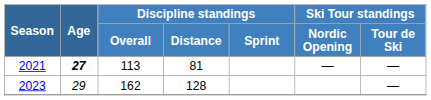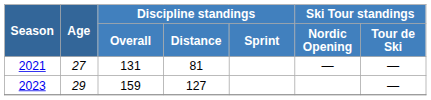(79, 66) bold -> (79, 66) normal
(130, 66) 113 -> (130, 66) 131
(130, 86) 162 -> (130, 86) 159
(196, 86) 128 -> (196, 86) 127
